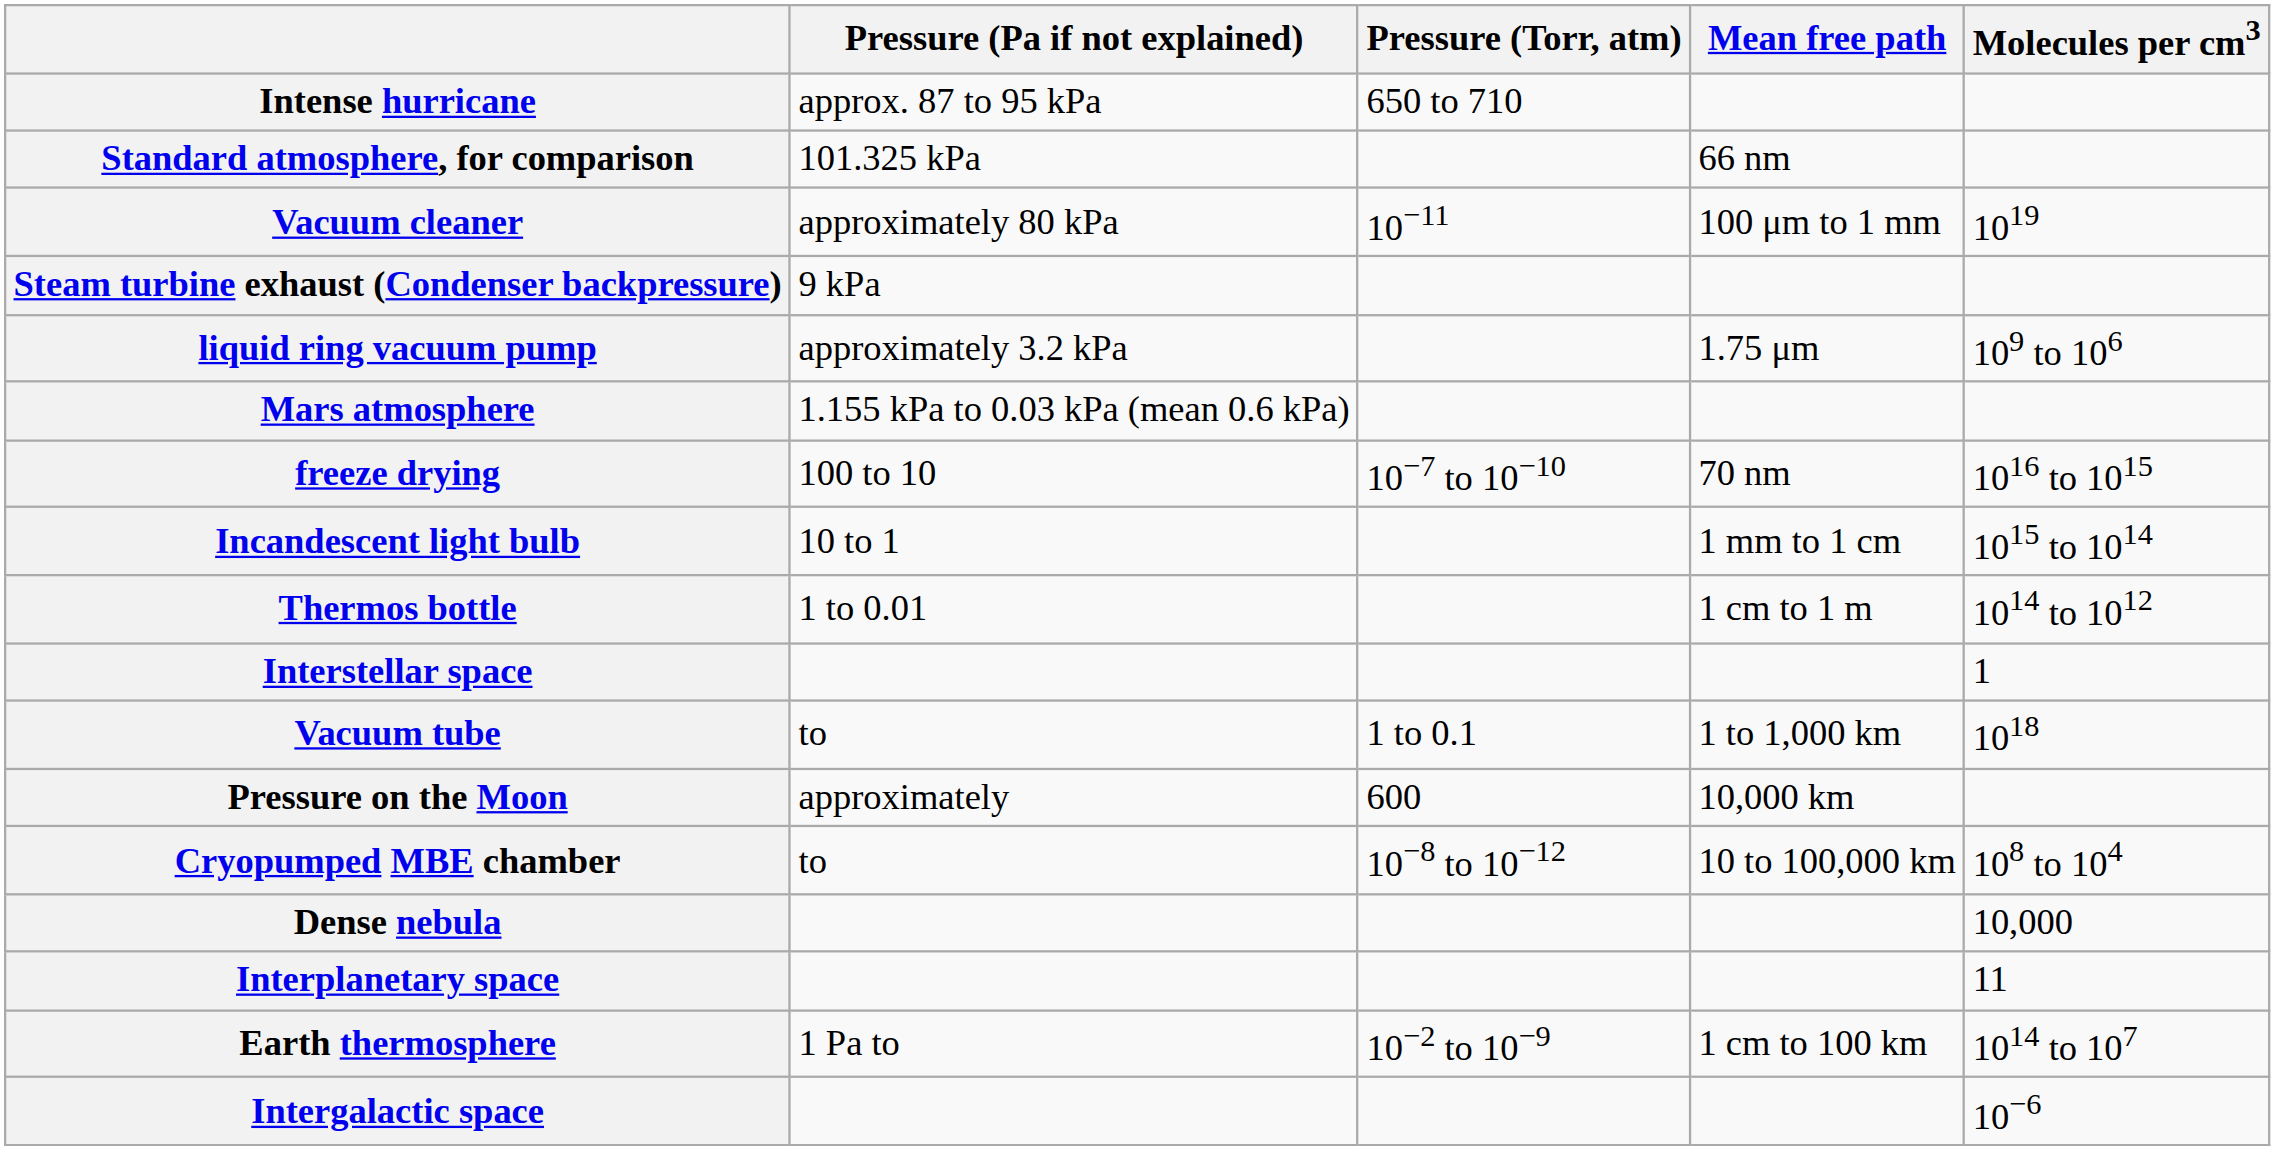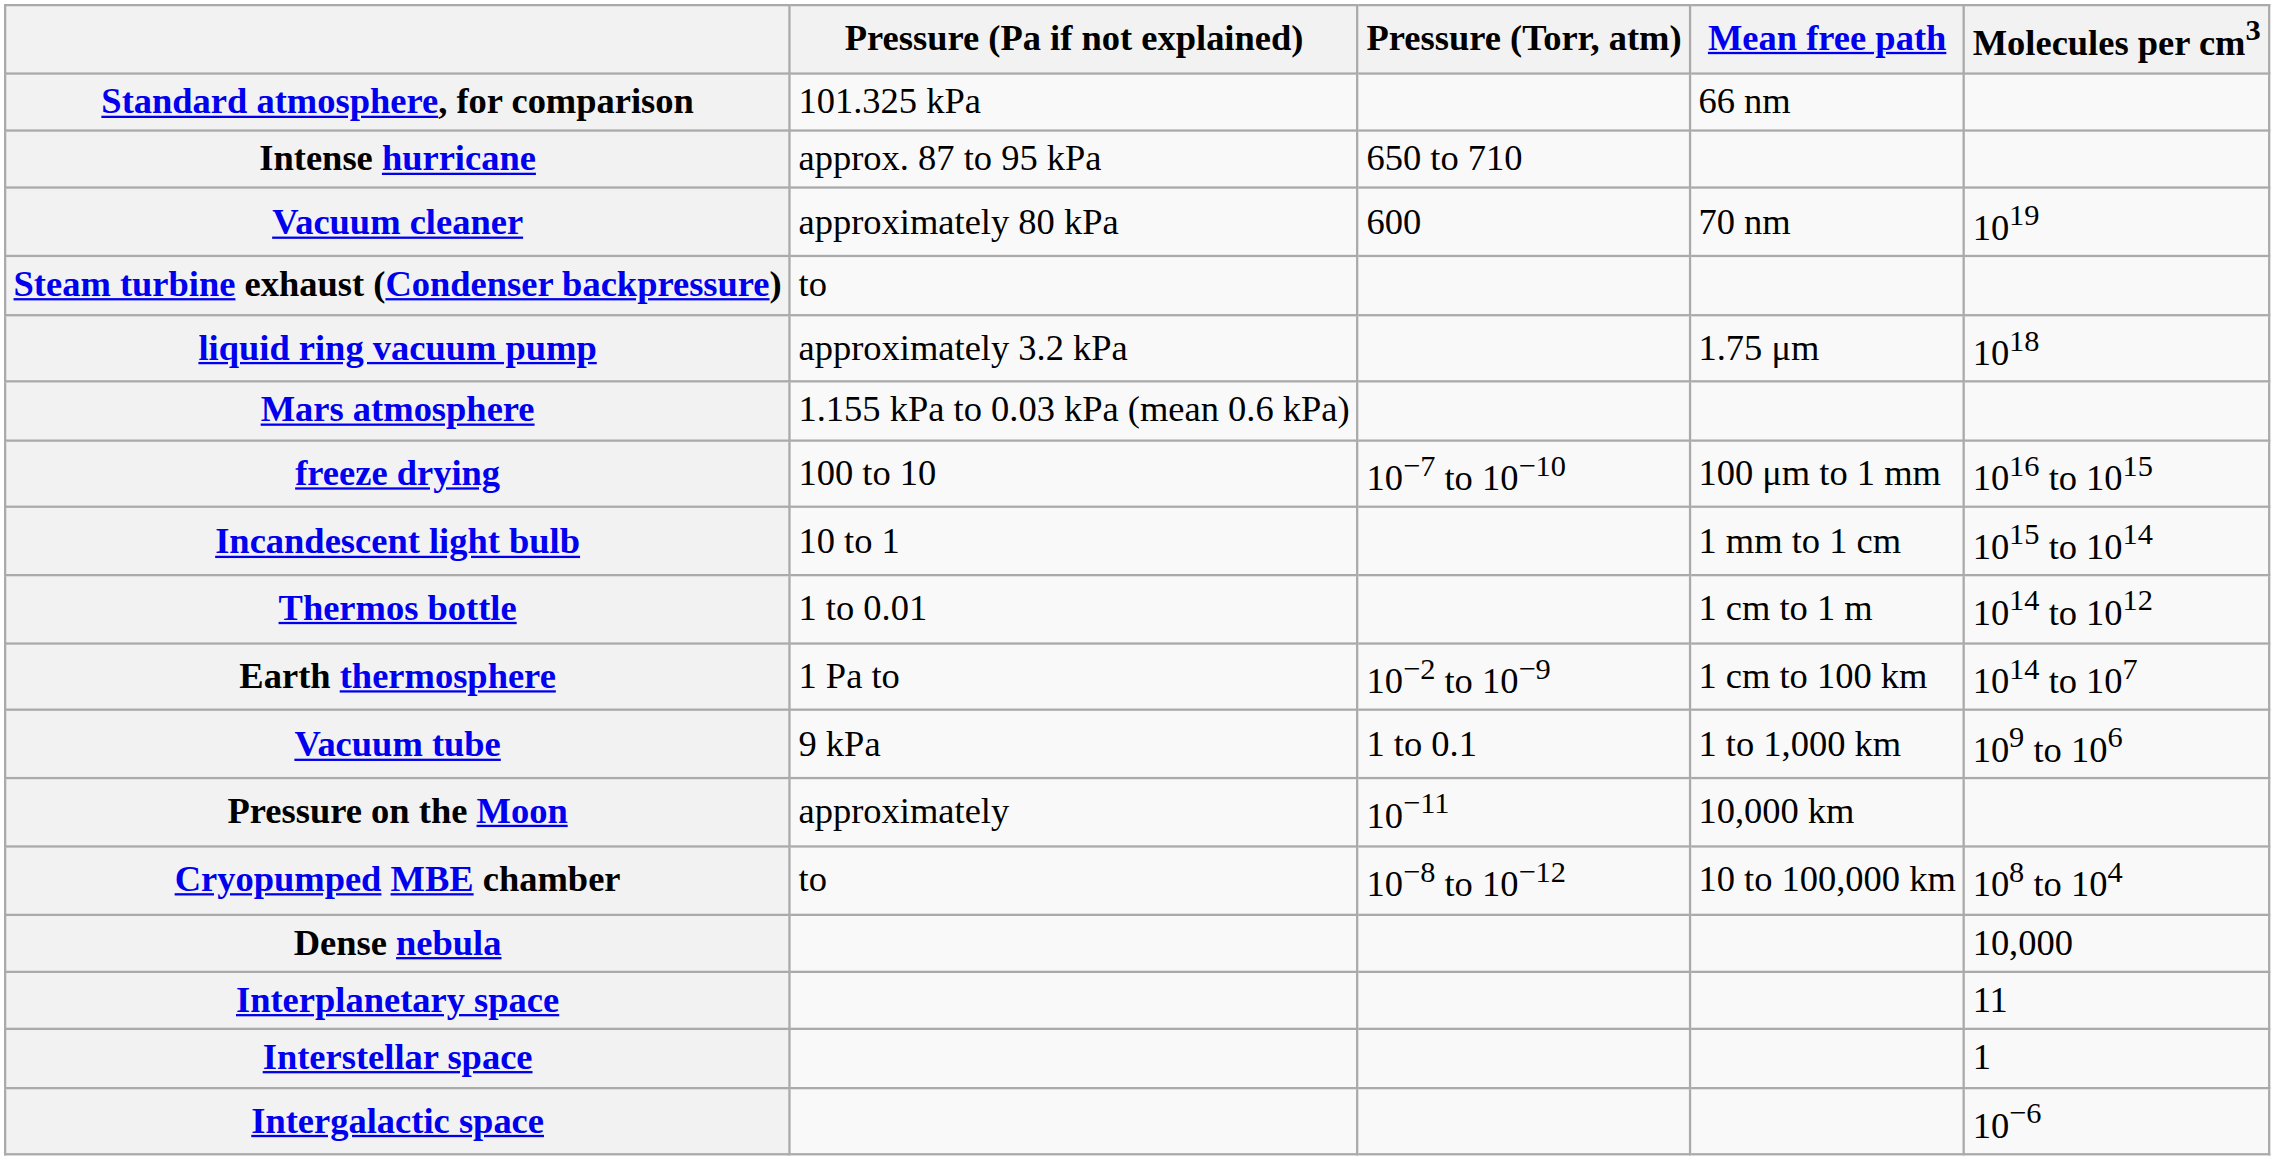rows swapped: (398, 159) <-> (398, 101)
(1408, 221) 10−11 -> (1394, 221) 600
(1820, 221) 100 μm to 1 mm -> (1745, 221) 70 nm
(840, 284) 9 kPa -> (813, 284) to
(2048, 347) 109 to 106 -> (2006, 347) 1018
(1745, 472) 70 nm -> (1820, 472) 100 μm to 1 mm
rows swapped: (398, 1042) <-> (398, 671)
(813, 733) to -> (840, 743) 9 kPa
(2006, 733) 1018 -> (2048, 743) 109 to 106
(1394, 796) 600 -> (1408, 811) 10−11
